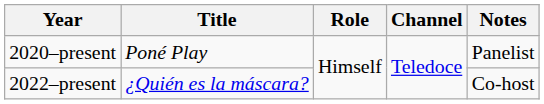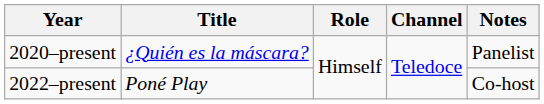(166, 51) Poné Play -> (217, 51) ¿Quién es la máscara?
(217, 83) ¿Quién es la máscara? -> (166, 83) Poné Play
